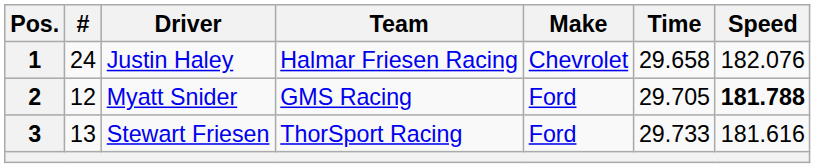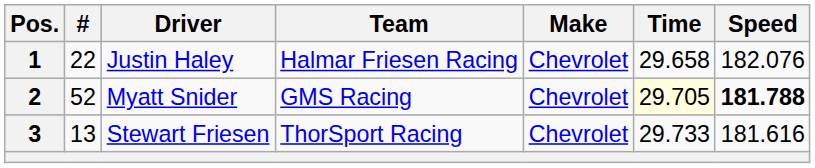(83, 60) 24 -> (83, 60) 22
(83, 97) 12 -> (83, 97) 52
(553, 97) Ford -> (578, 97) Chevrolet
(674, 97) no background -> (674, 97) lightyellow background
(553, 134) Ford -> (578, 134) Chevrolet
